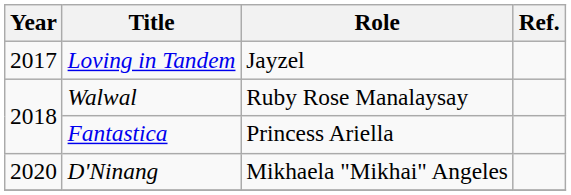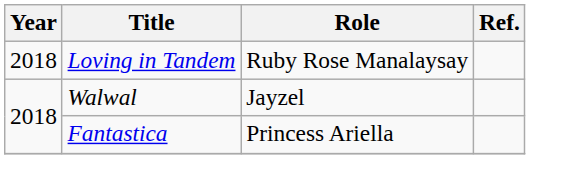(33, 60) 2017 -> (33, 60) 2018
(275, 60) Jayzel -> (357, 60) Ruby Rose Manalaysay
(357, 97) Ruby Rose Manalaysay -> (275, 97) Jayzel
- row: (113, 171)
